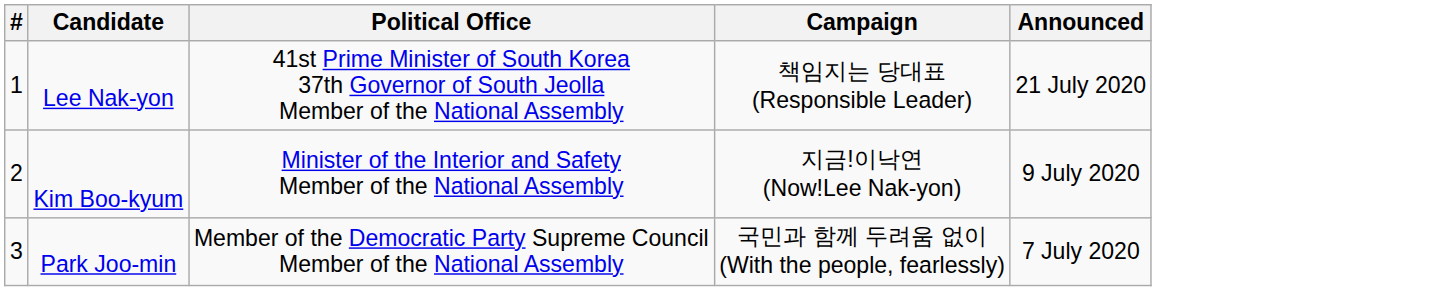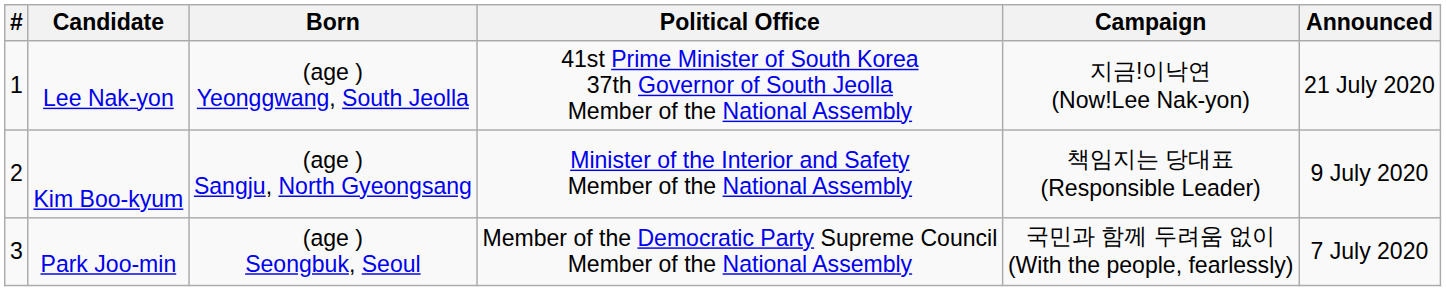+ column: (333, 22)
(862, 85) 책임지는 당대표 (Responsible Leader) -> (1151, 85) 지금!이낙연 (Now!Lee Nak-yon)
(862, 174) 지금!이낙연 (Now!Lee Nak-yon) -> (1151, 174) 책임지는 당대표 (Responsible Leader)
